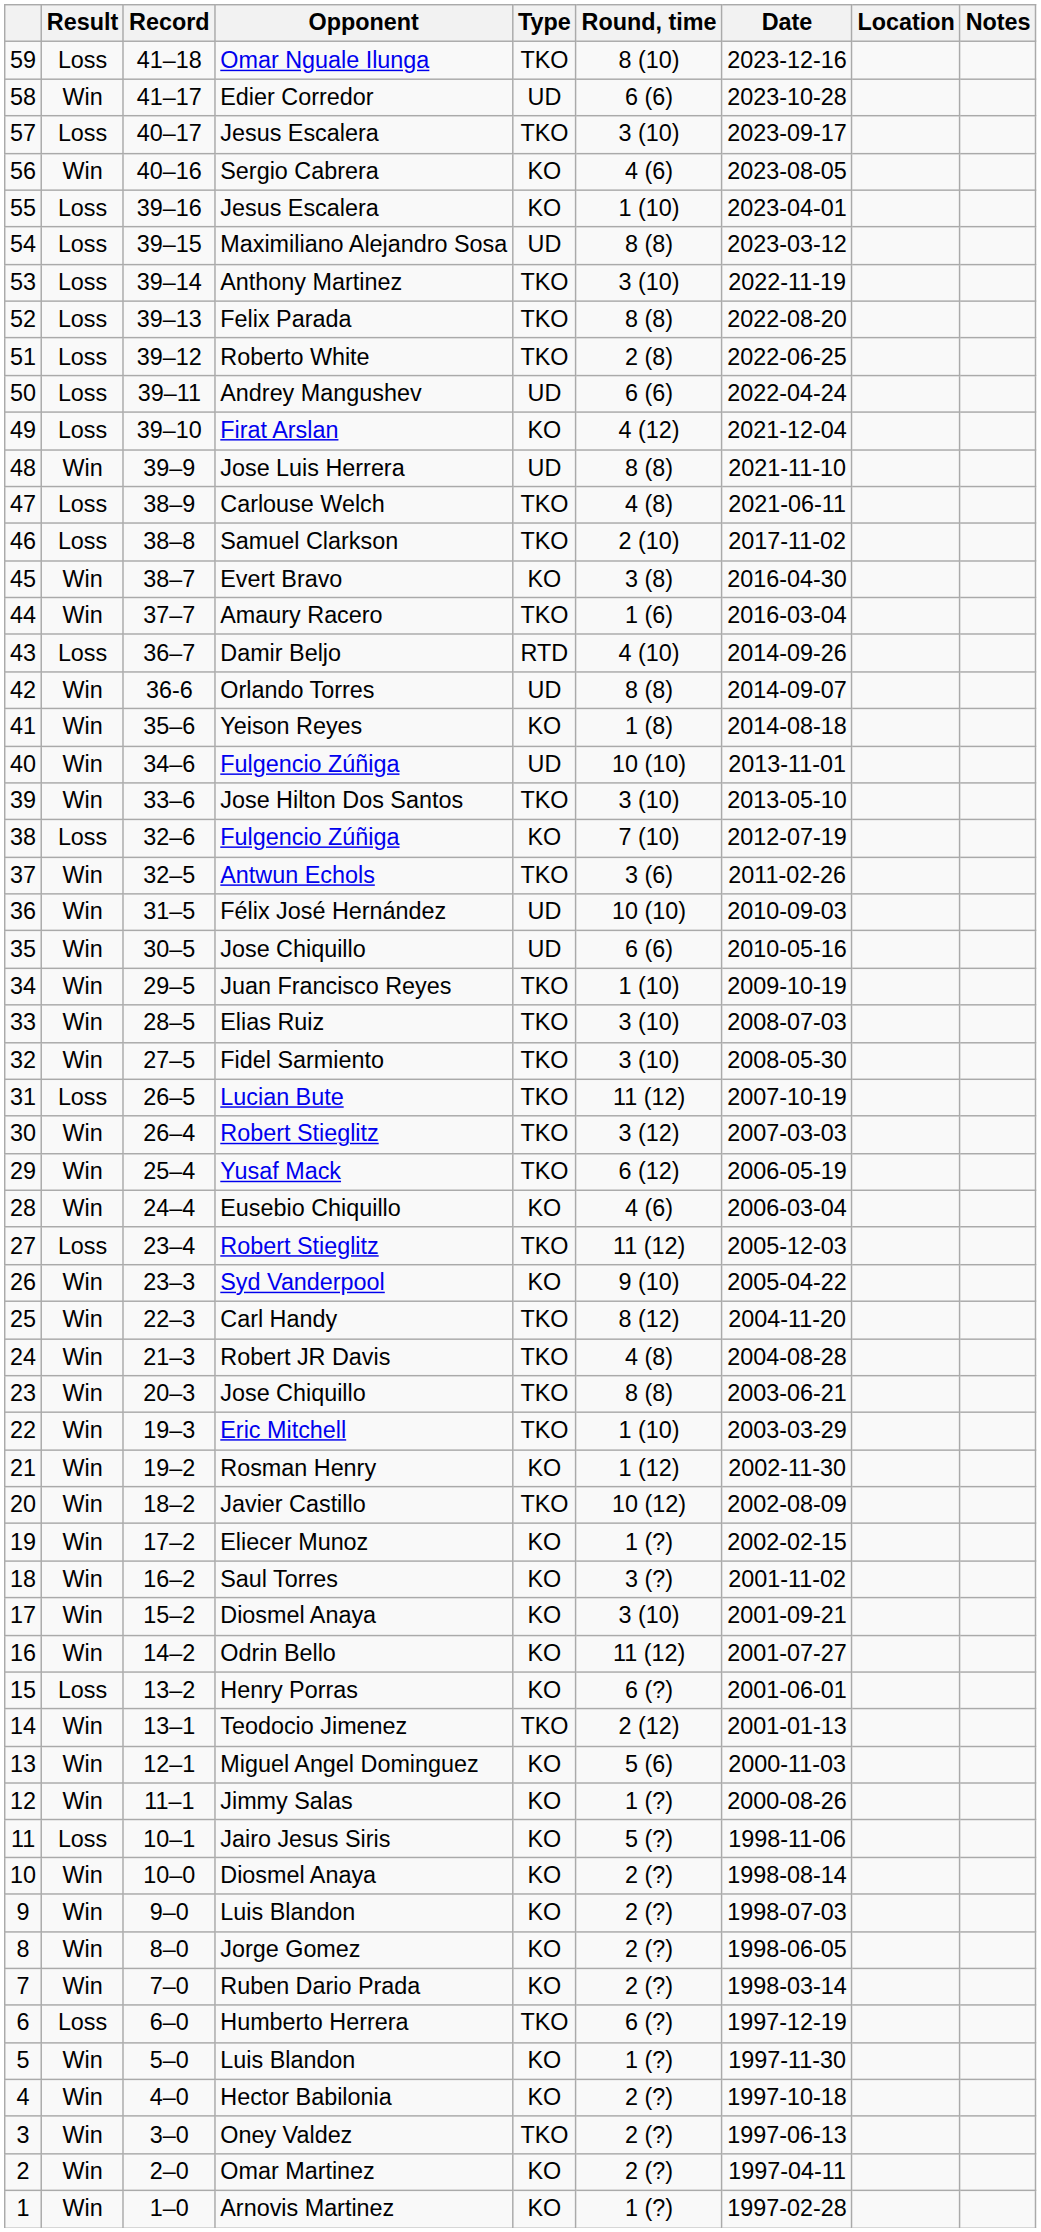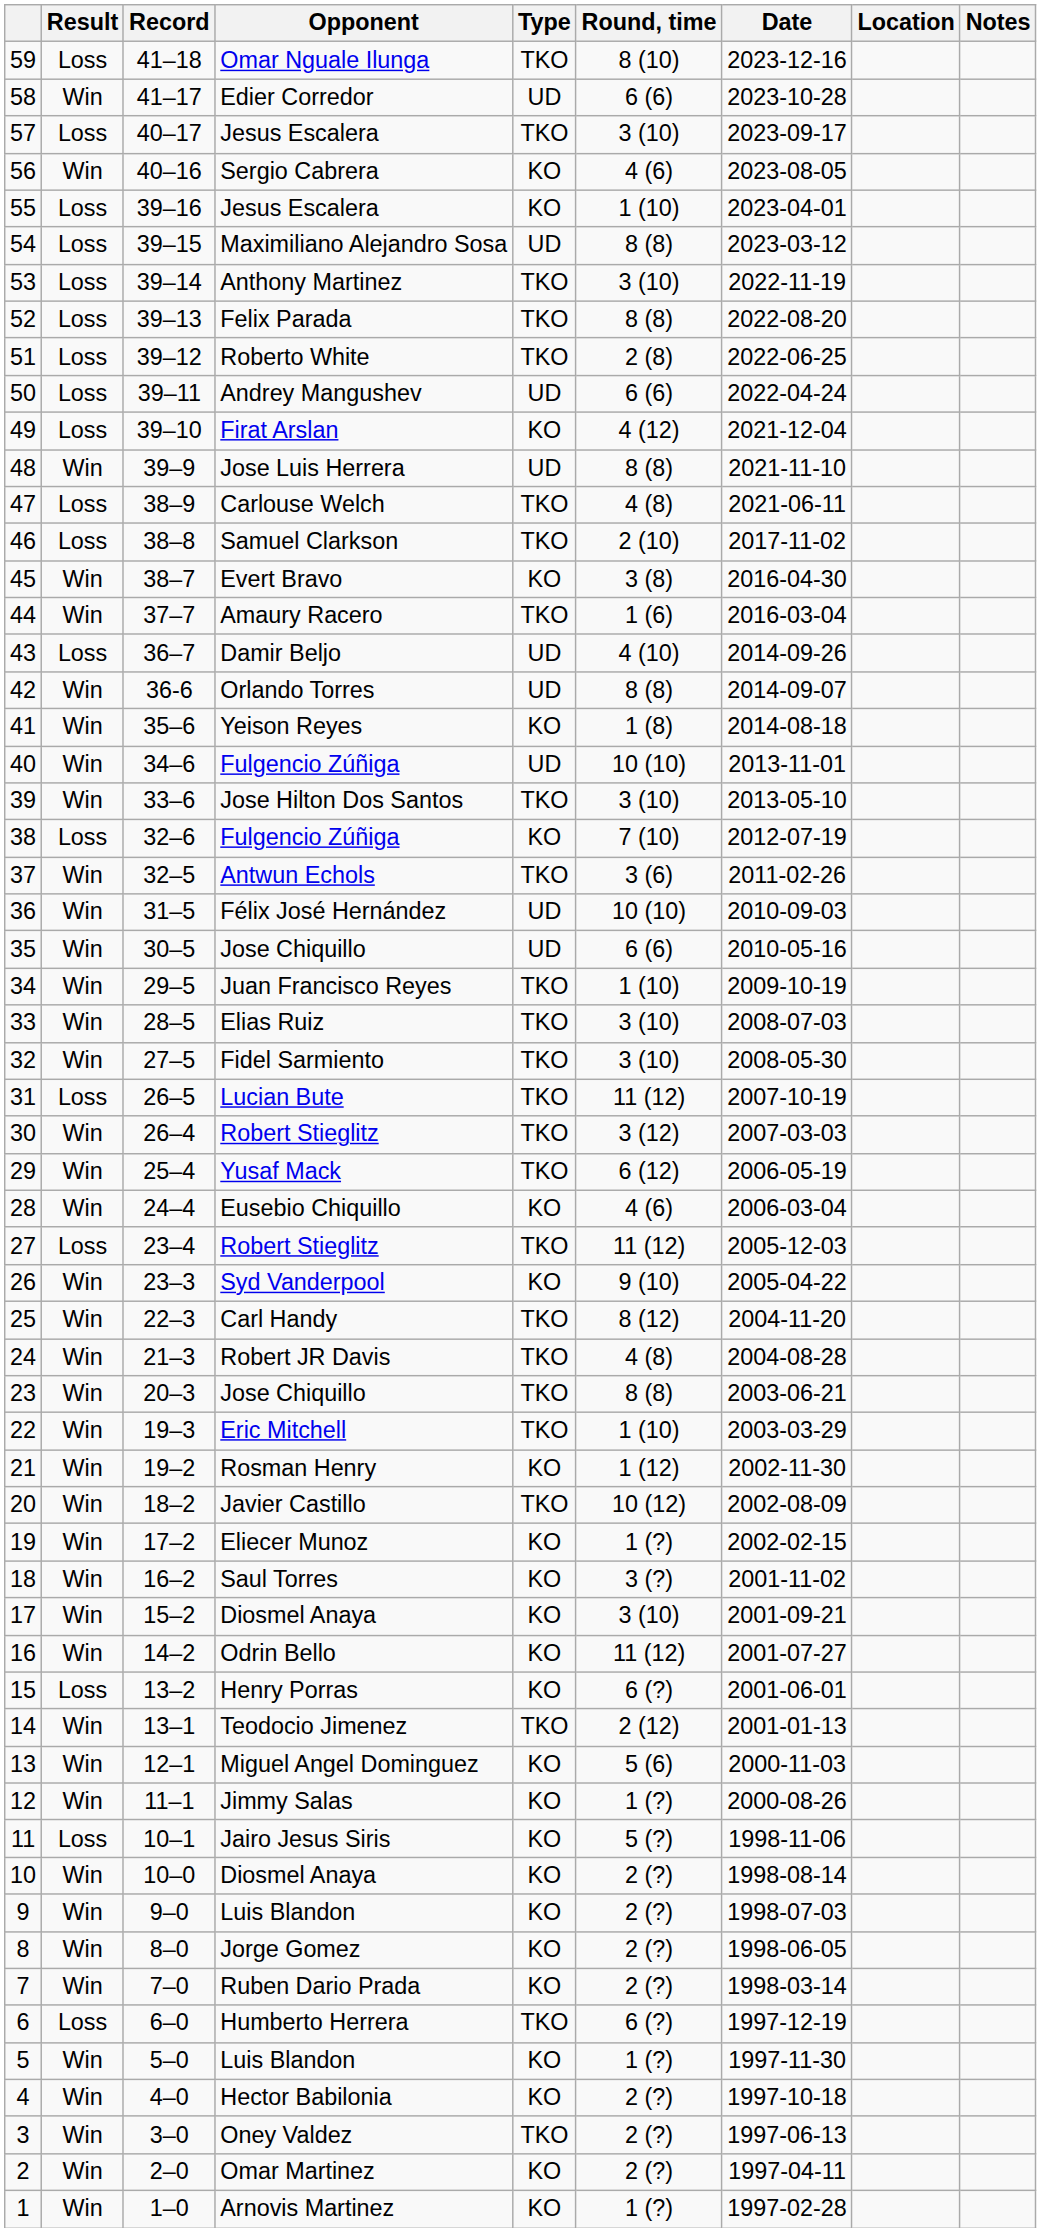(544, 652) RTD -> (544, 652) UD
